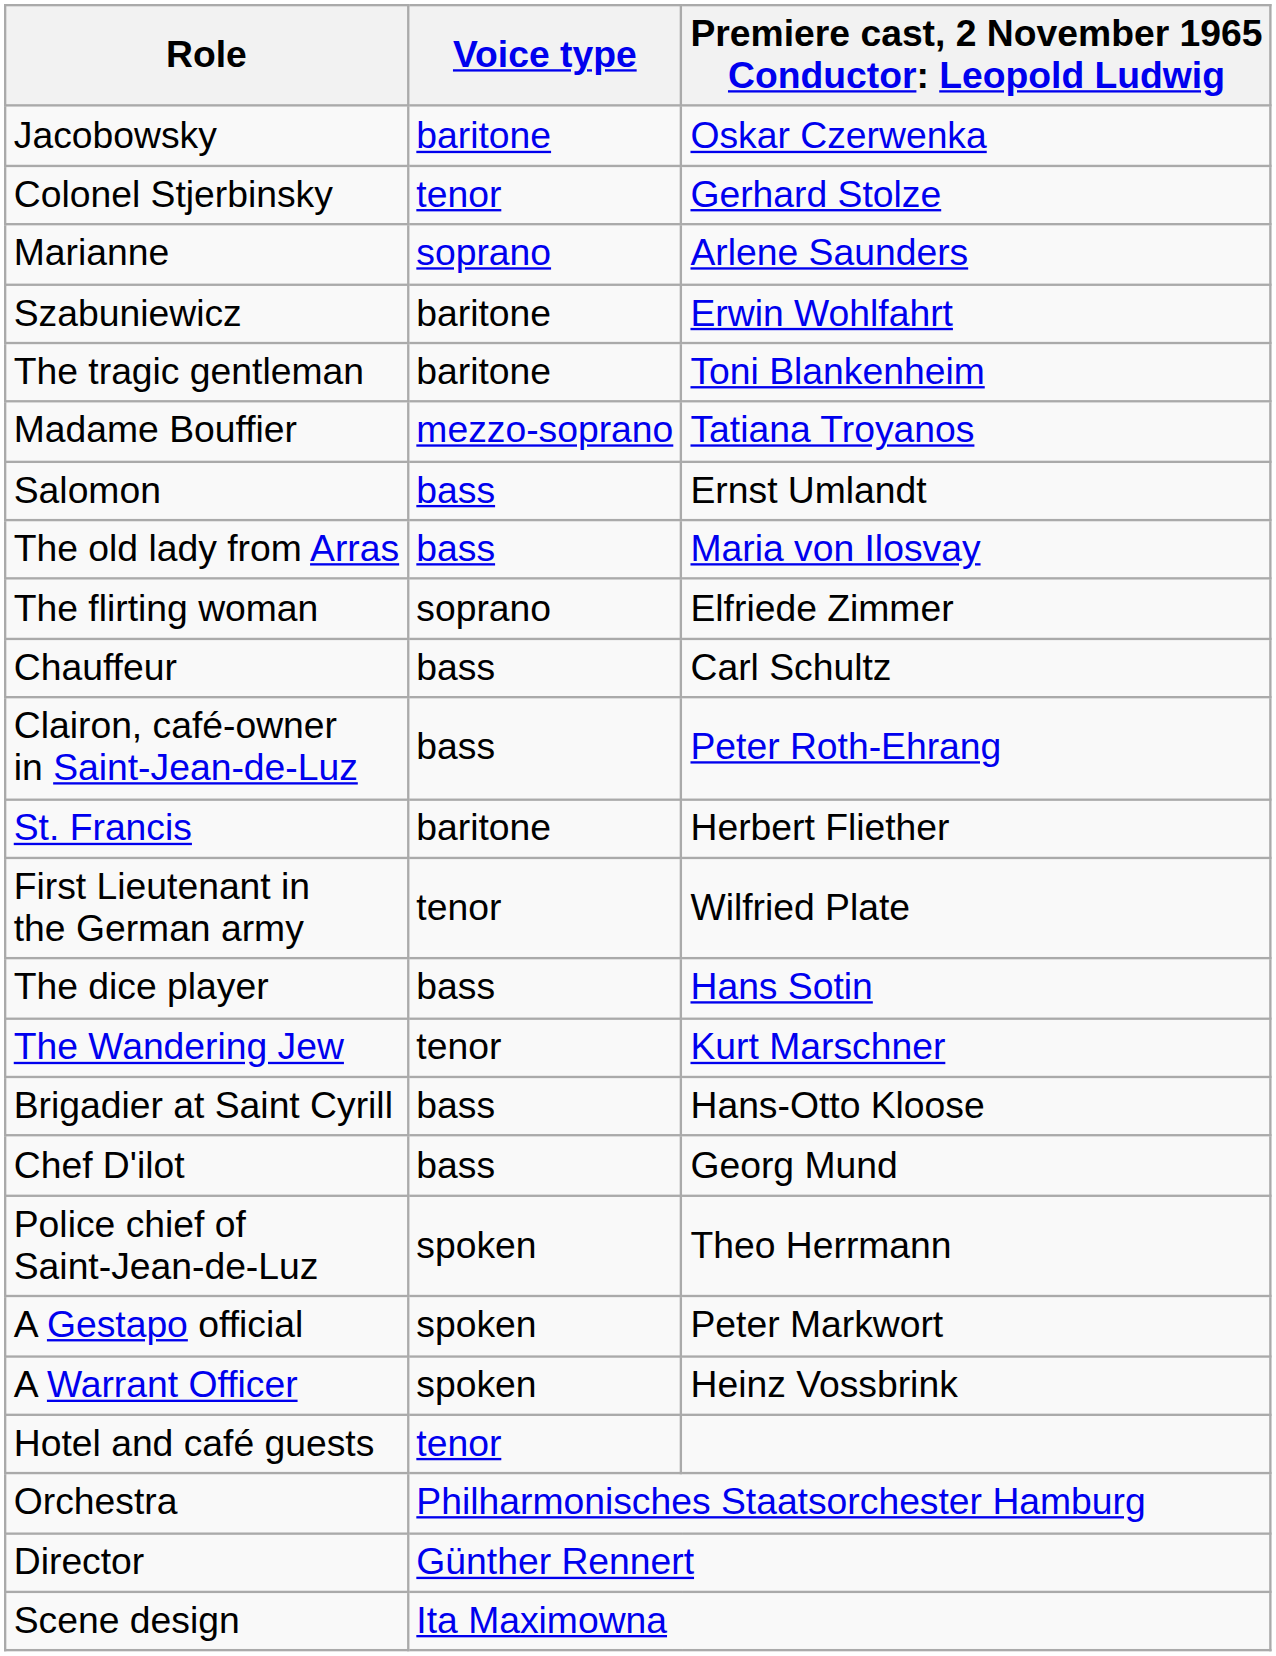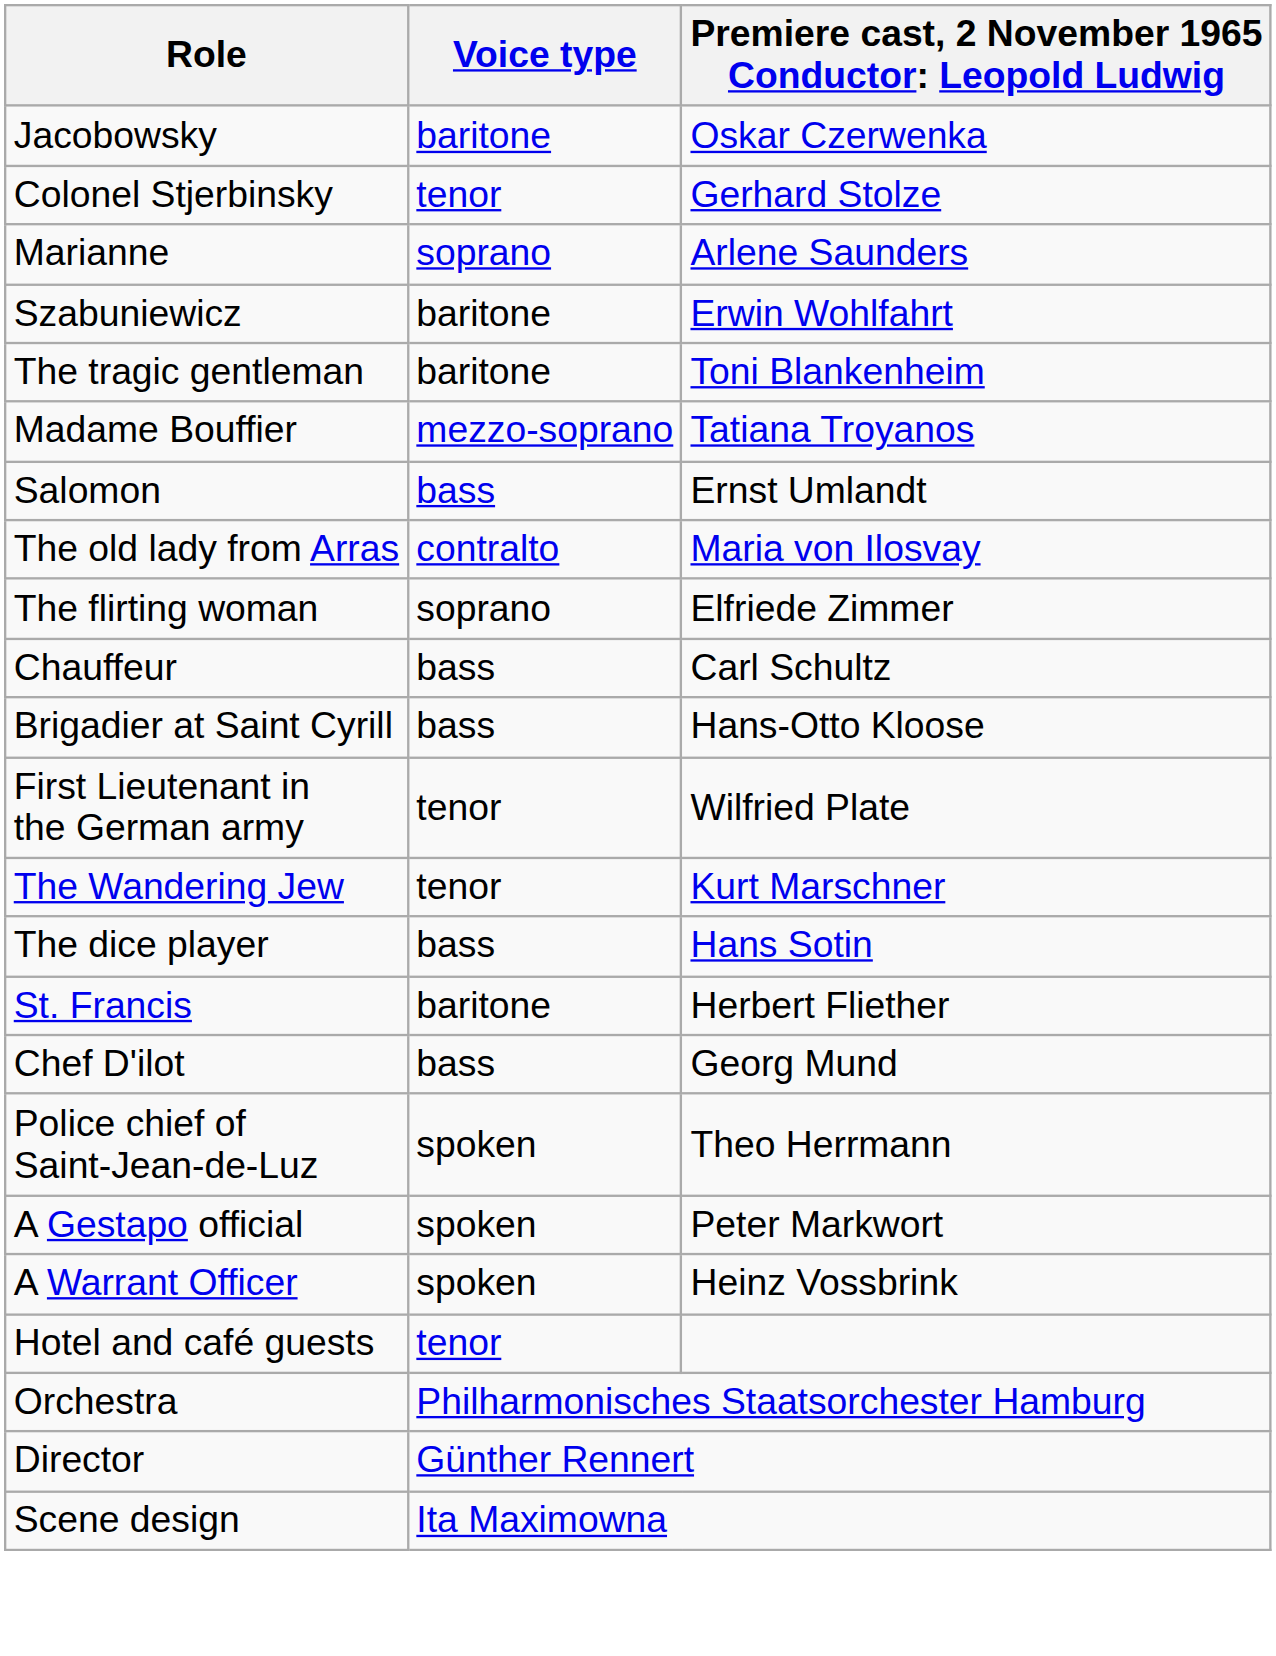(456, 548) bass -> (488, 548) contralto
- row: (186, 747)
rows swapped: (203, 1105) <-> (103, 827)
rows swapped: (141, 987) <-> (179, 1046)
